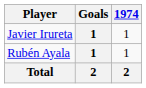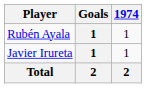rows swapped: (39, 53) <-> (40, 33)
